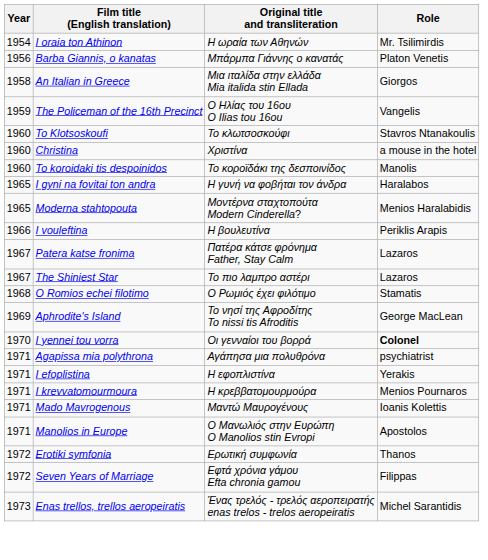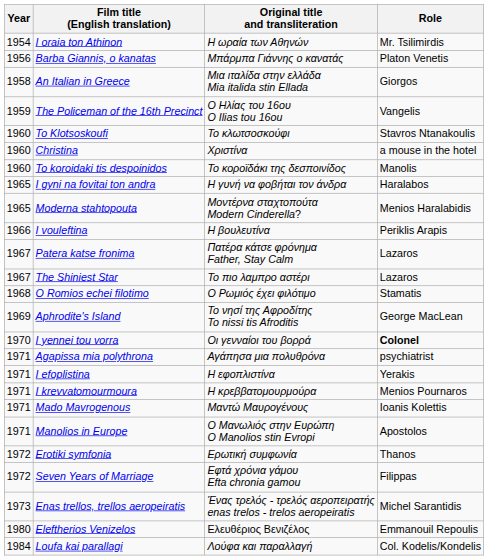+ row: (85, 529)
+ row: (79, 546)
